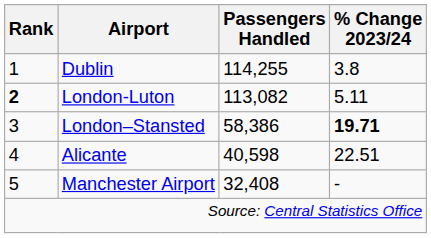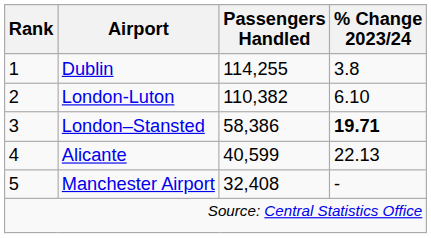(14, 97) bold -> (14, 97) normal
(256, 97) 113,082 -> (256, 97) 110,382
(351, 97) 5.11 -> (352, 97) 6.10
(251, 155) 40,598 -> (251, 155) 40,599
(357, 155) 22.51 -> (357, 155) 22.13
